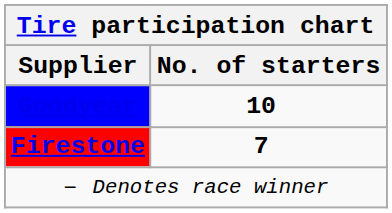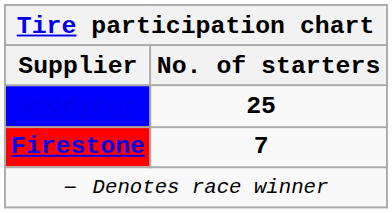(269, 106) 10 -> (269, 106) 25
